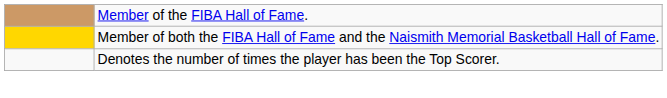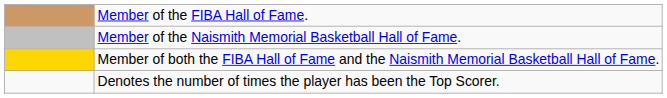+ row: (279, 37)
